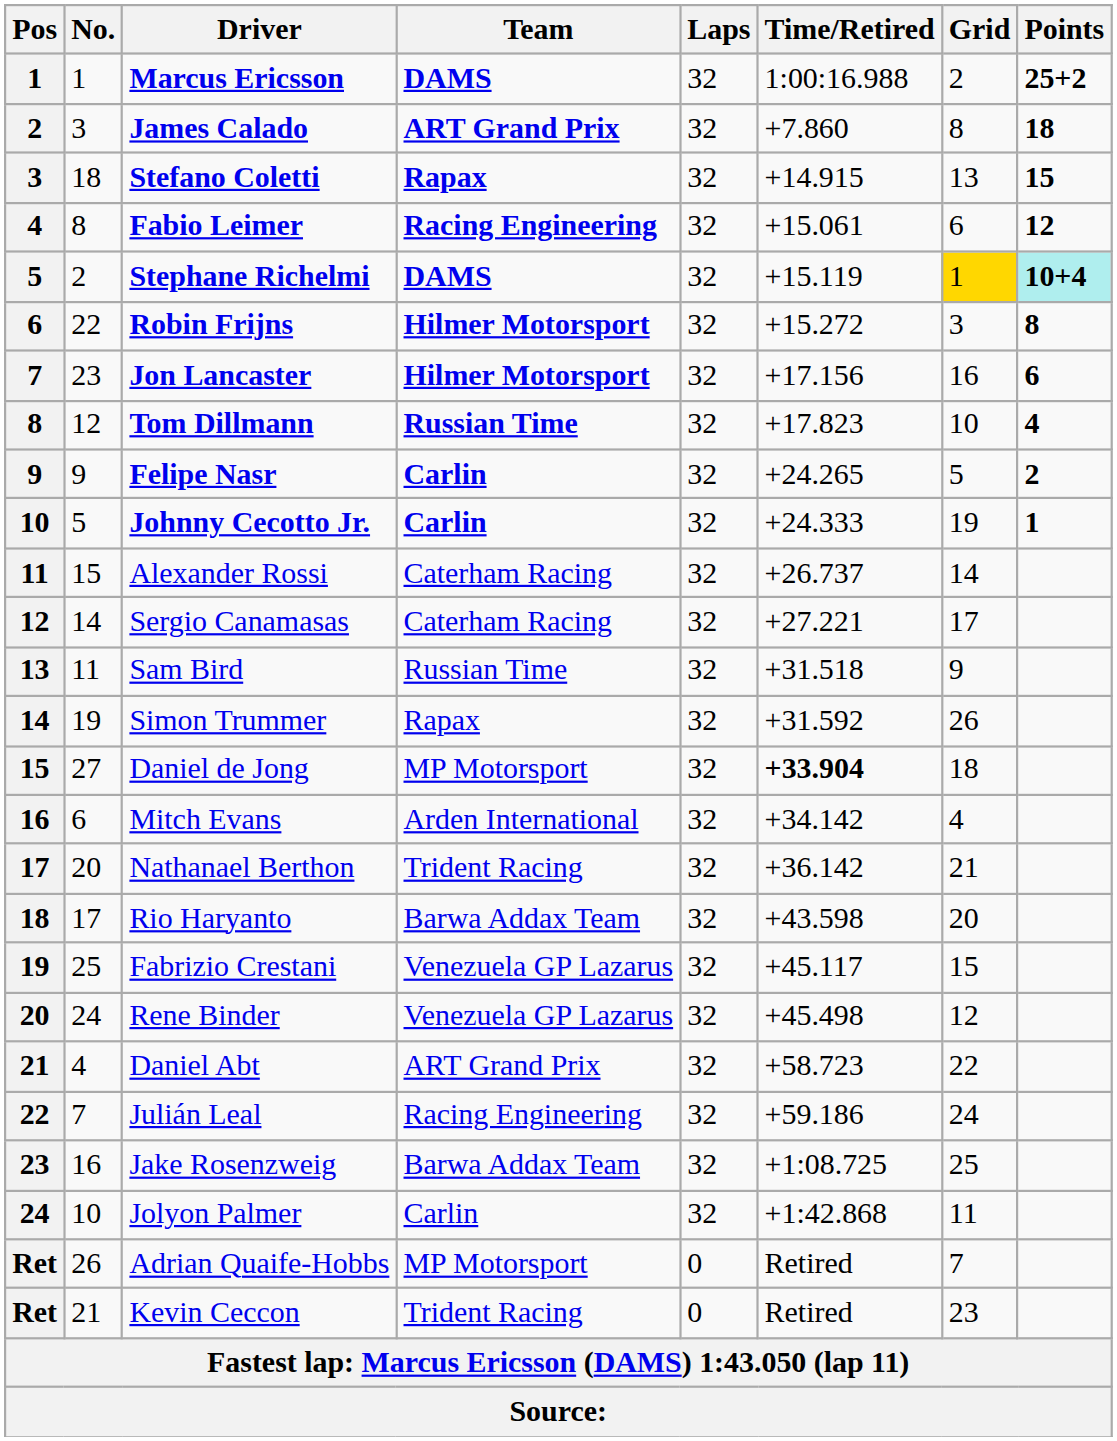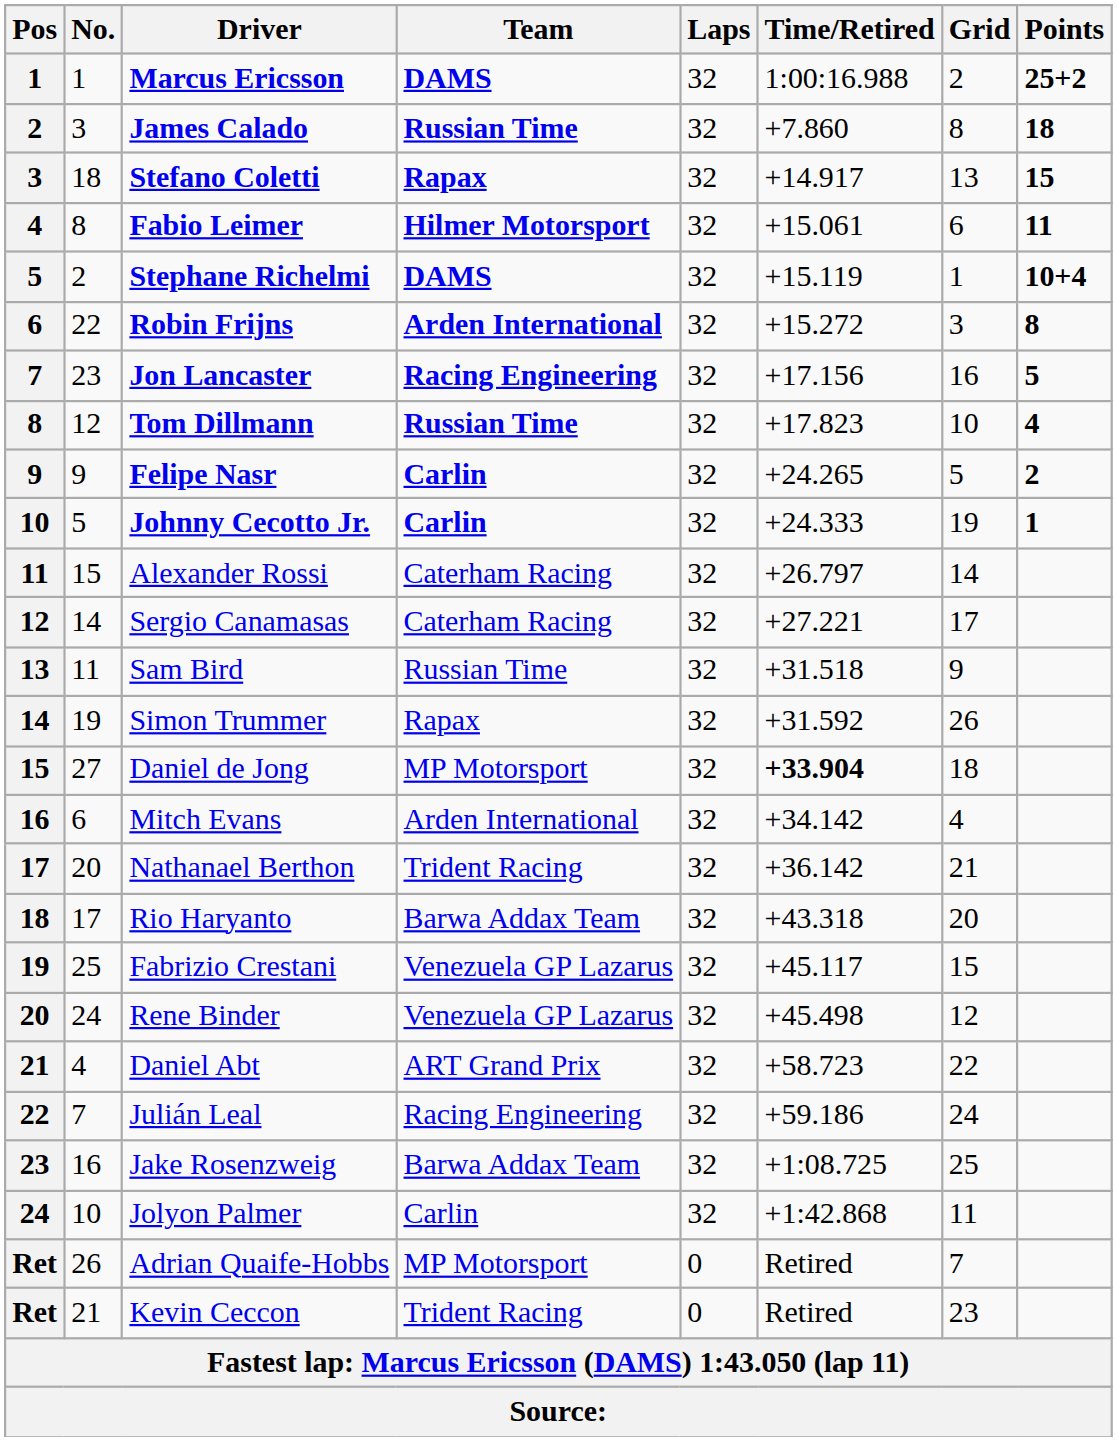(512, 127) ART Grand Prix -> (491, 127) Russian Time
(814, 176) +14.915 -> (814, 176) +14.917
(530, 226) Racing Engineering -> (527, 226) Hilmer Motorsport
(1039, 226) 12 -> (1039, 226) 11
(956, 275) gold background -> (956, 275) no background
(1055, 275) paleturquoise background -> (1055, 275) no background
(527, 324) Hilmer Motorsport -> (533, 324) Arden International
(527, 374) Hilmer Motorsport -> (530, 374) Racing Engineering
(1032, 374) 6 -> (1032, 374) 5
(814, 571) +26.737 -> (814, 571) +26.797
(814, 917) +43.598 -> (814, 917) +43.318
